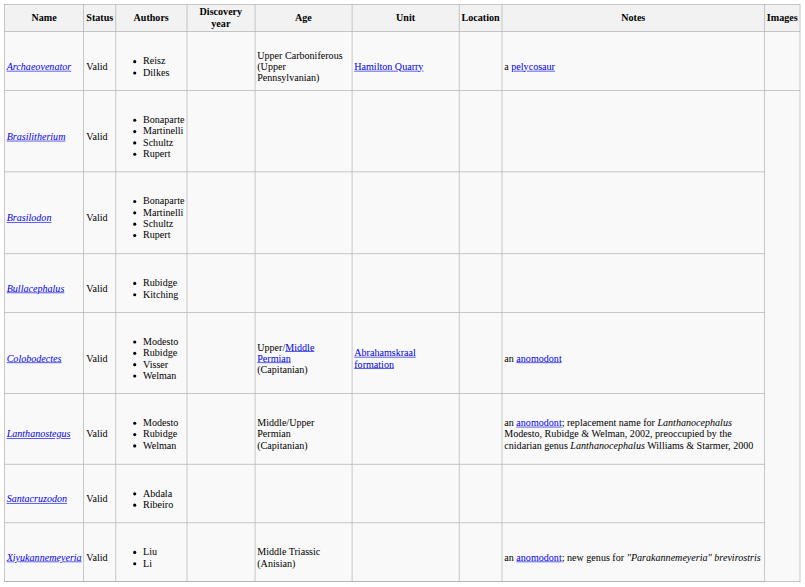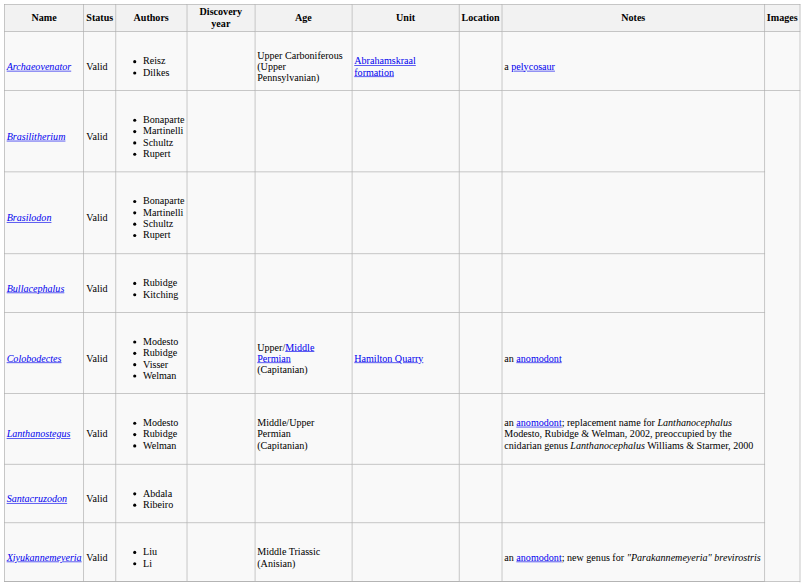(389, 66) Hamilton Quarry -> (385, 66) Abrahamskraal formation
(385, 358) Abrahamskraal formation -> (389, 358) Hamilton Quarry
